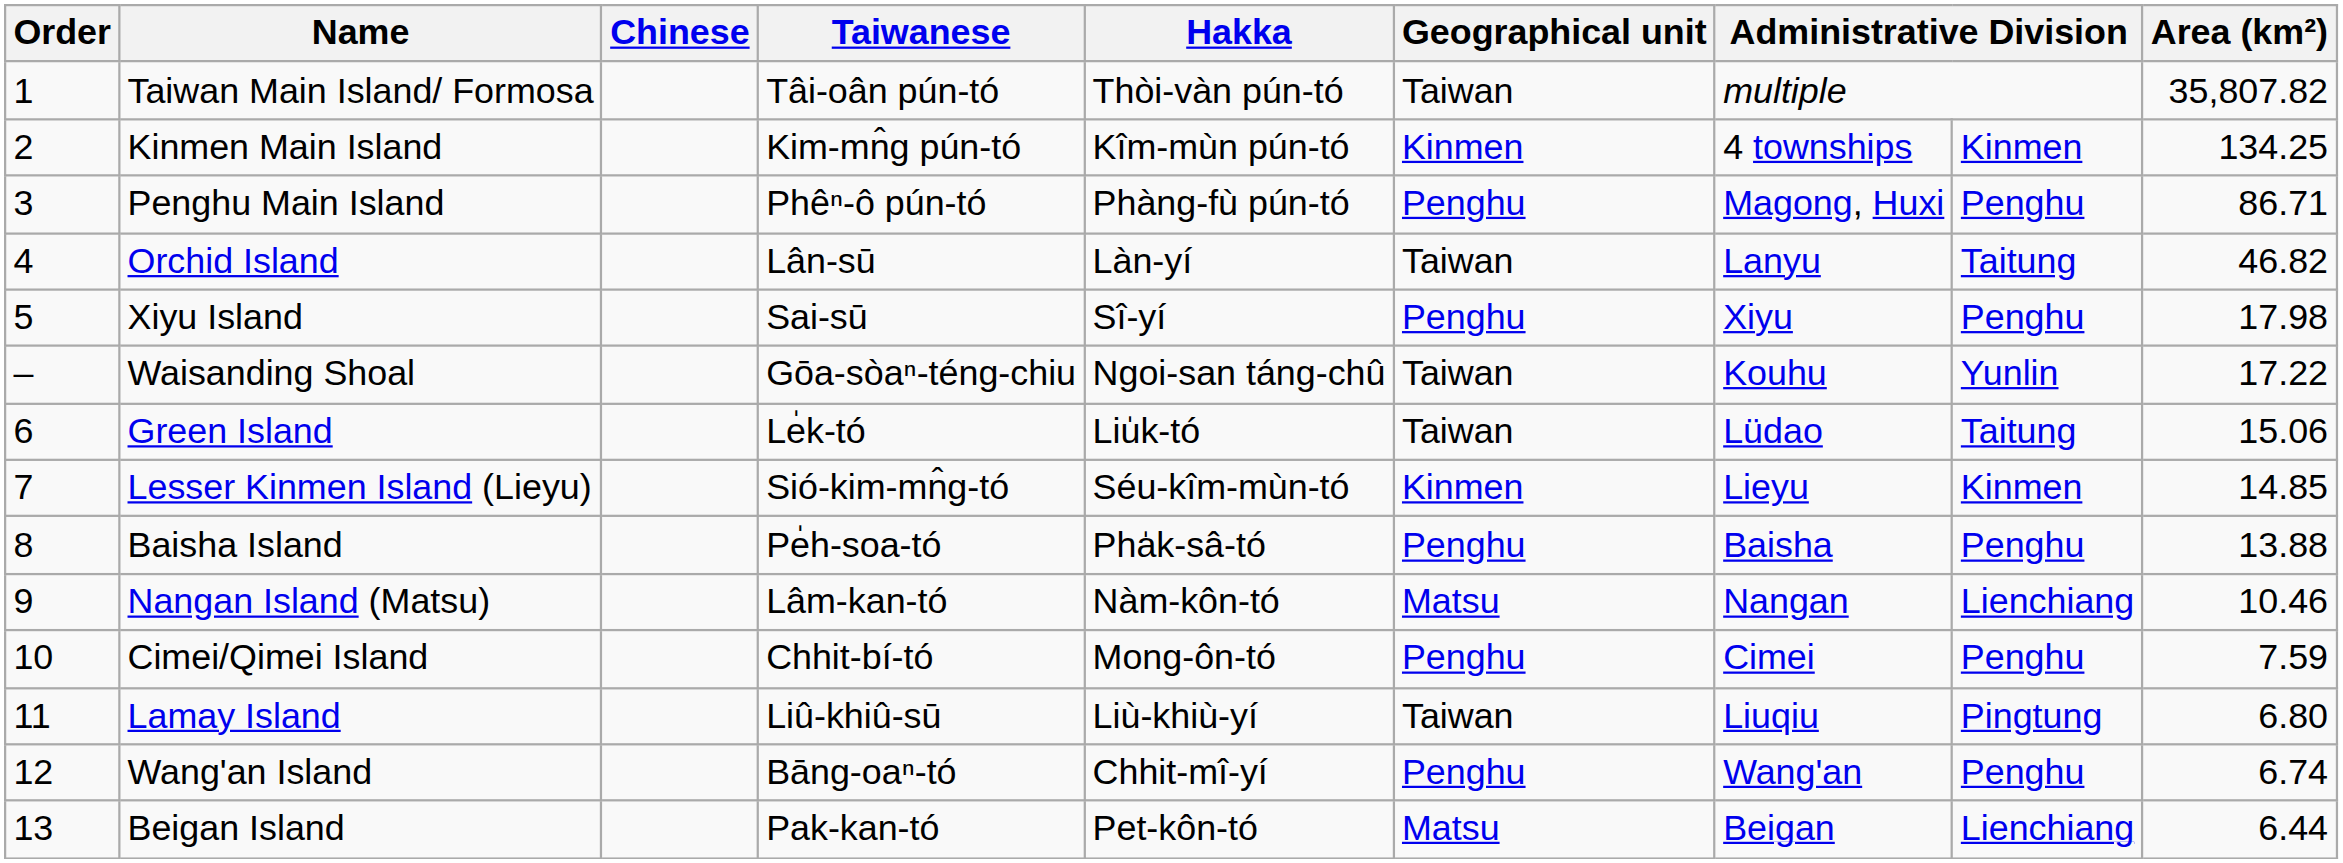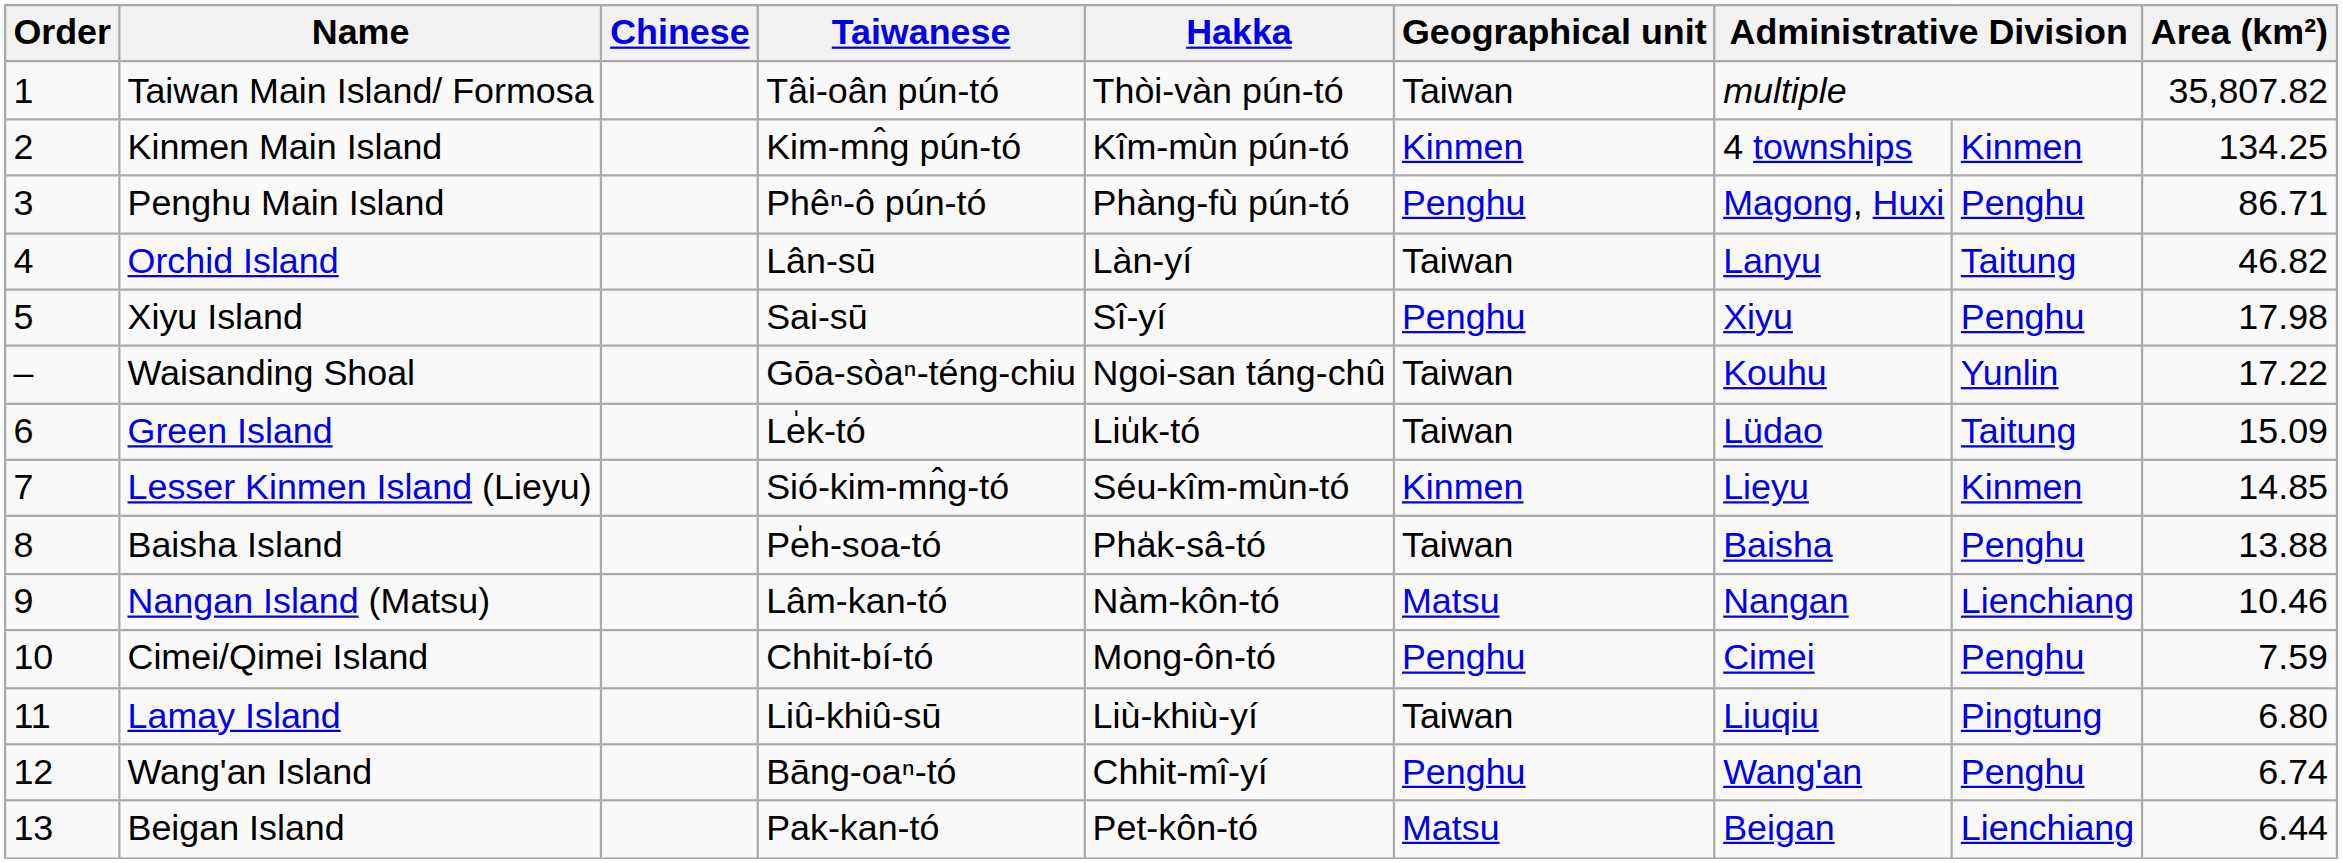(2283, 430) 15.06 -> (2283, 430) 15.09
(1464, 544) Penghu -> (1458, 544) Taiwan
